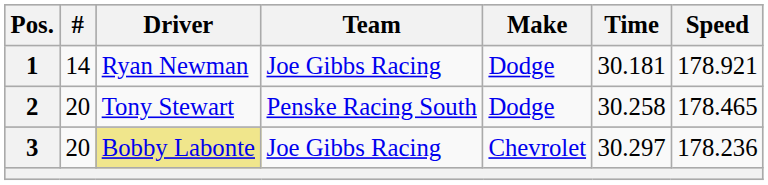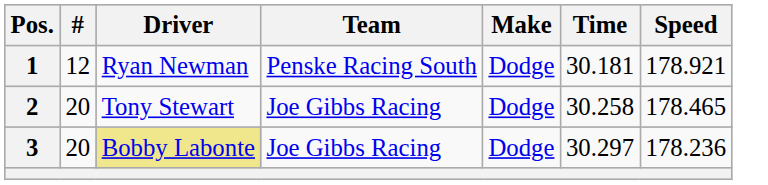(78, 65) 14 -> (78, 65) 12
(354, 65) Joe Gibbs Racing -> (372, 65) Penske Racing South
(372, 106) Penske Racing South -> (354, 106) Joe Gibbs Racing
(537, 147) Chevrolet -> (521, 147) Dodge
